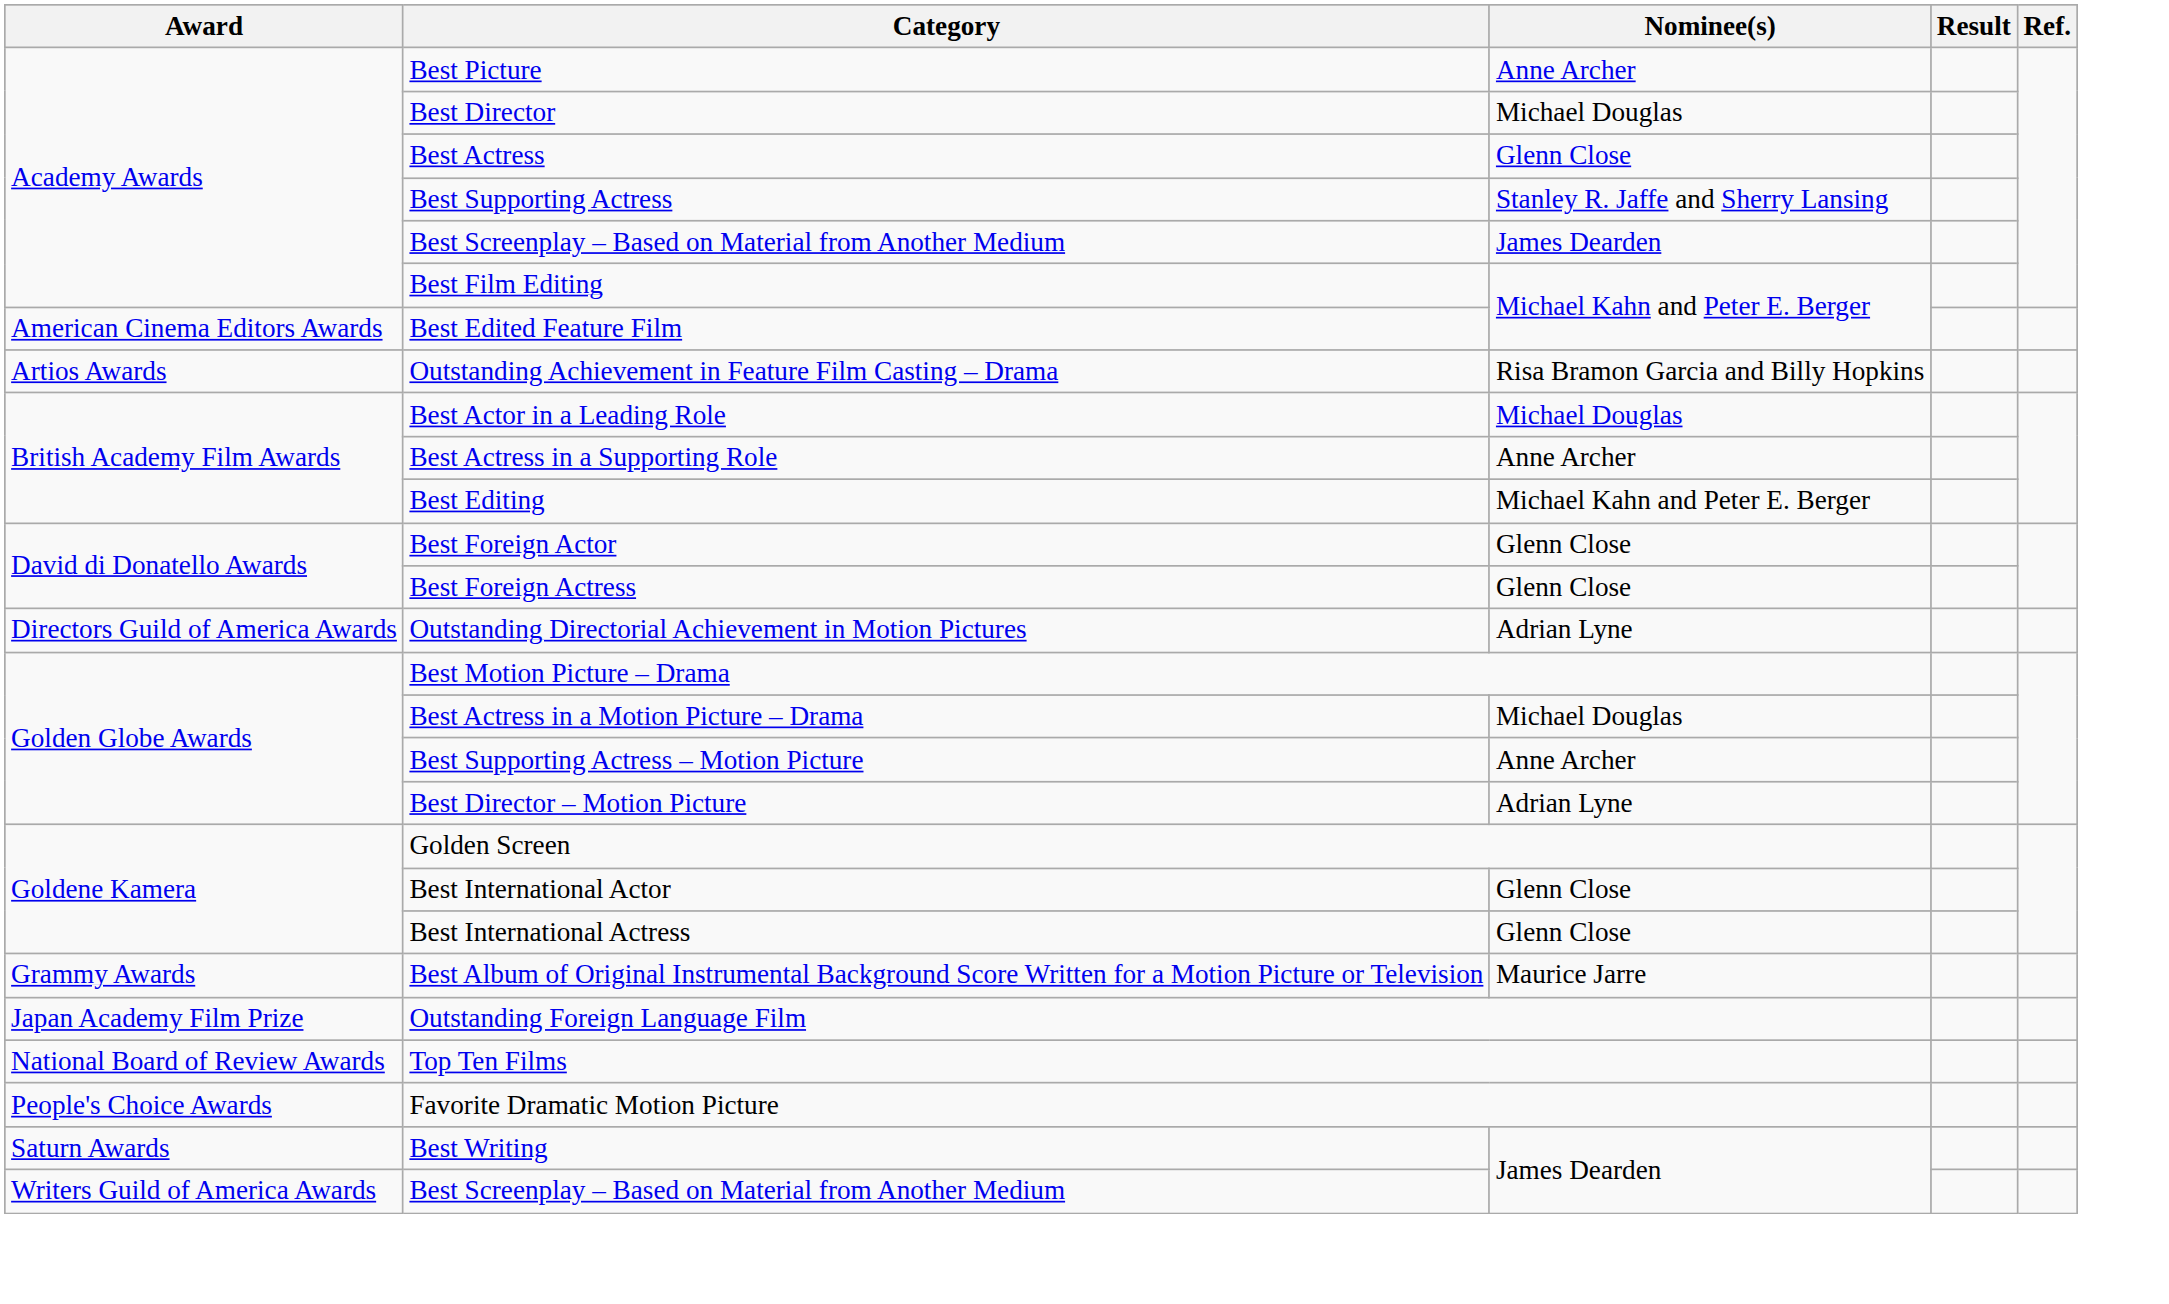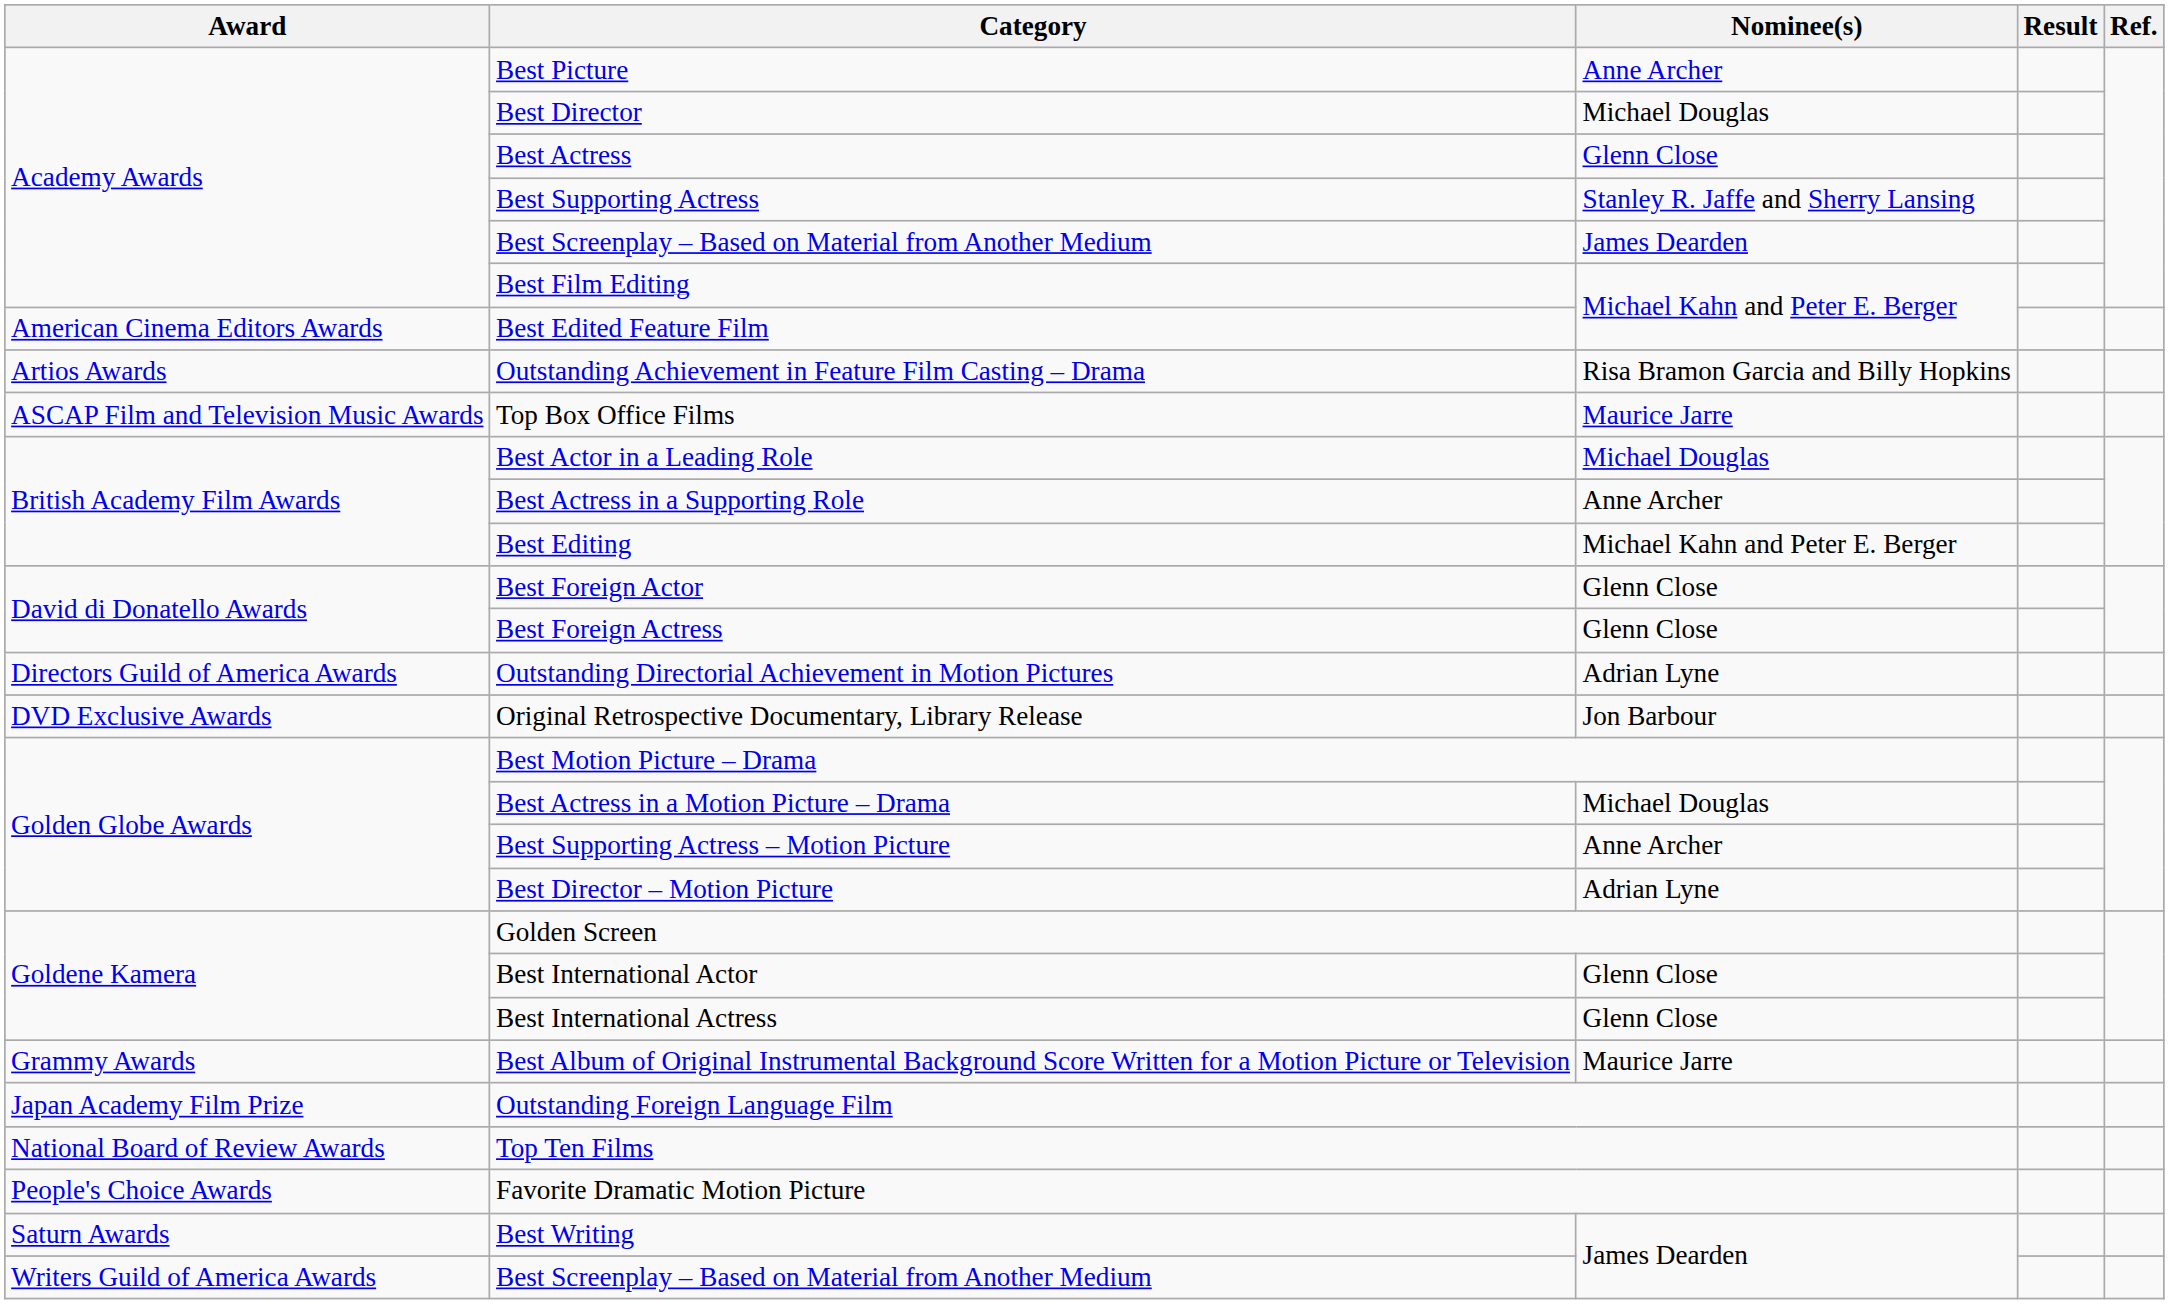+ row: (247, 414)
+ row: (141, 716)
